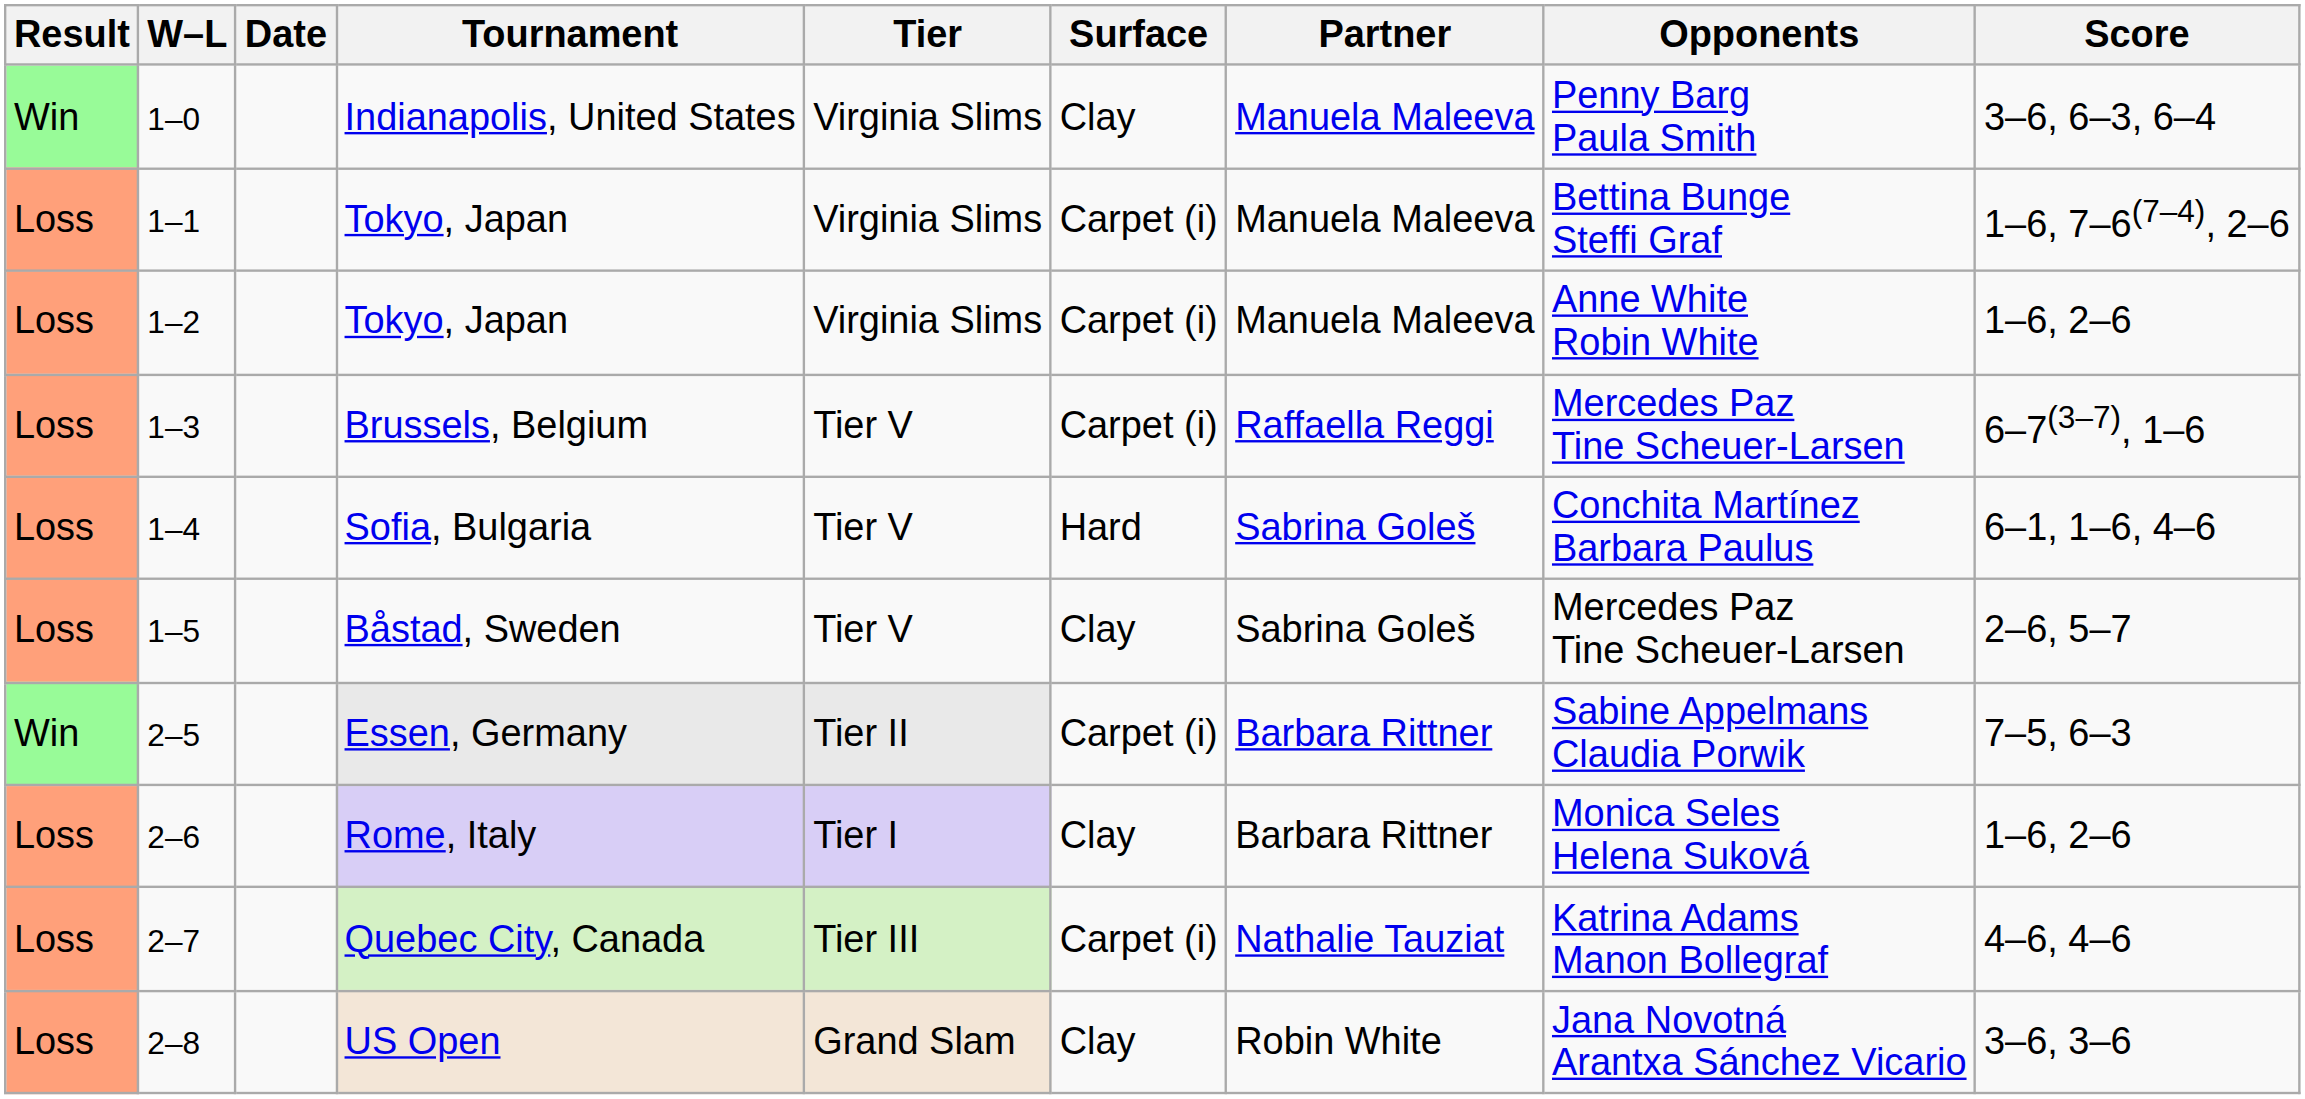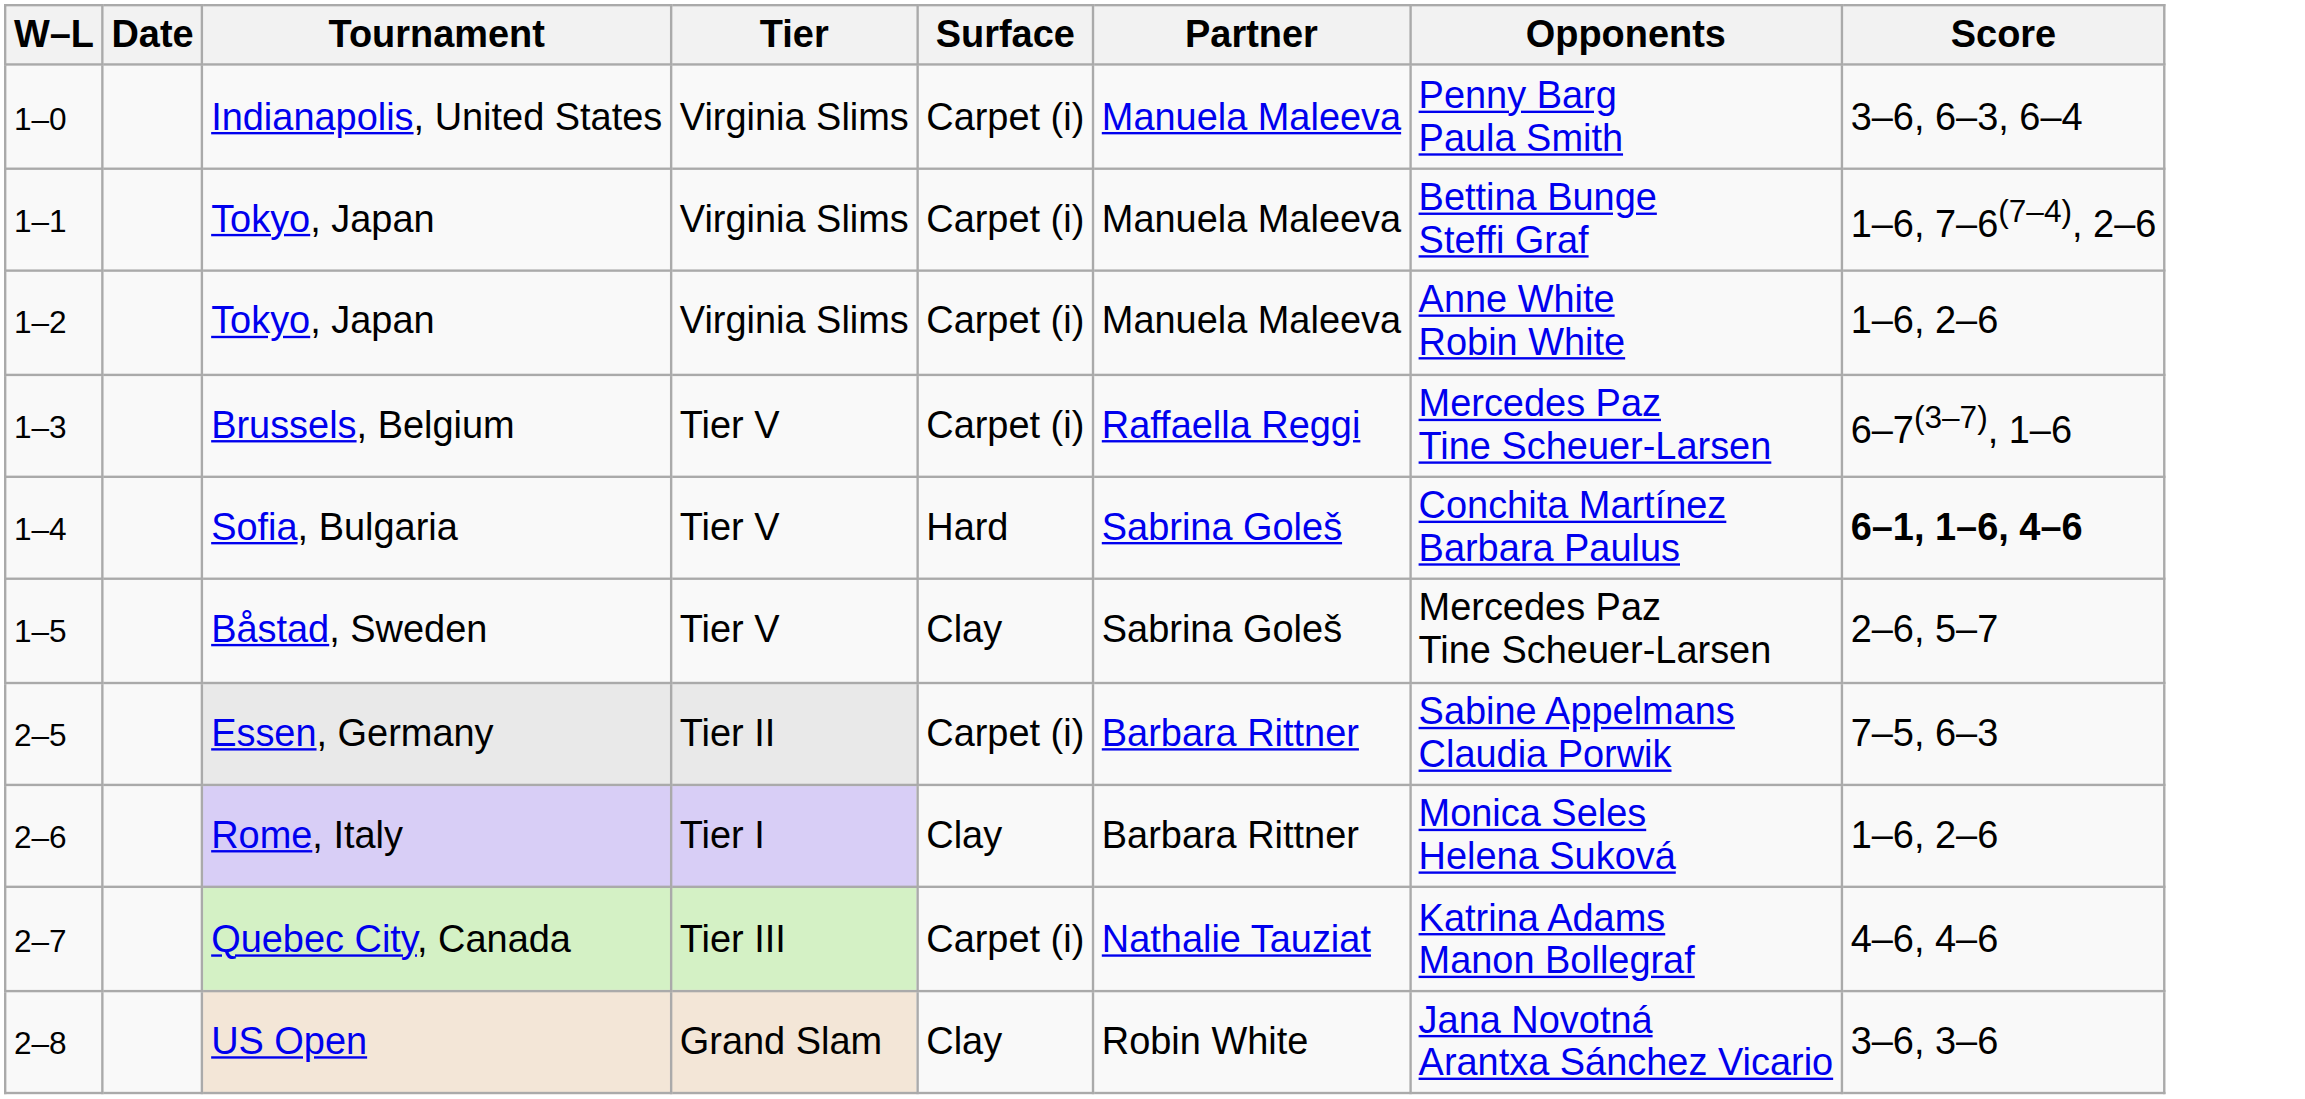- column: (72, 34)
(1098, 116) Clay -> (1005, 116) Carpet (i)
(2100, 527) normal -> (1967, 527) bold
